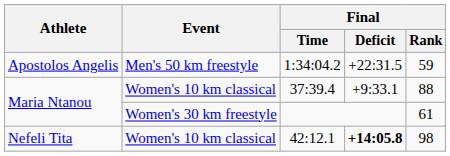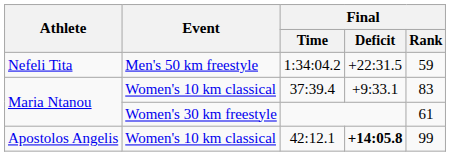(63, 65) Apostolos Angelis -> (40, 65) Nefeli Tita
(426, 90) 88 -> (426, 90) 83
(40, 139) Nefeli Tita -> (63, 139) Apostolos Angelis
(426, 139) 98 -> (426, 139) 99
